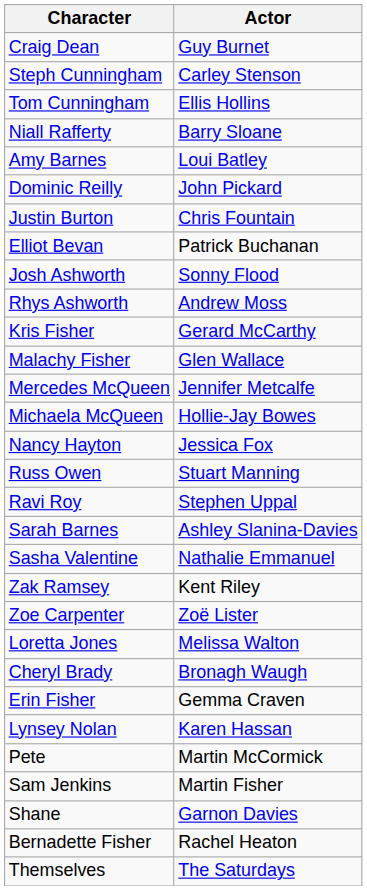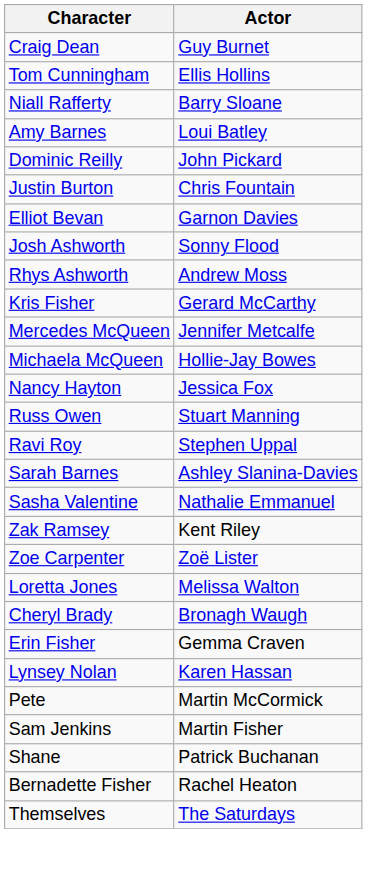- row: (85, 75)
(249, 246) Patrick Buchanan -> (238, 217) Garnon Davies
- row: (69, 359)
(238, 814) Garnon Davies -> (249, 757) Patrick Buchanan
